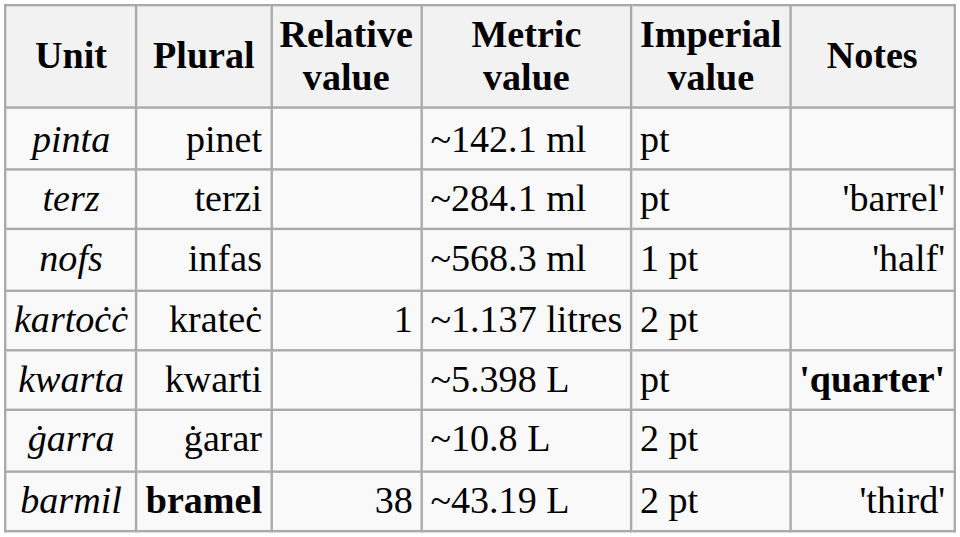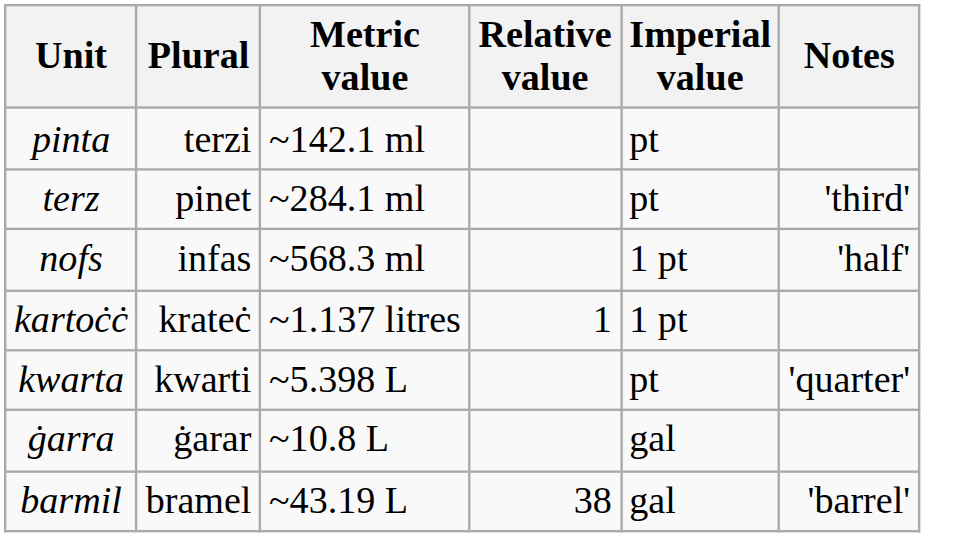columns swapped: (346, 56) <-> (526, 56)
(224, 137) pinet -> (218, 137) terzi
(228, 198) terzi -> (213, 198) pinet
(894, 198) 'barrel' -> (867, 198) 'third'
(669, 319) 2 pt -> (658, 319) 1 pt
(872, 379) bold -> (849, 379) normal
(669, 439) 2 pt -> (653, 439) gal
(204, 500) bold -> (199, 500) normal
(669, 500) 2 pt -> (653, 500) gal
(902, 500) 'third' -> (859, 500) 'barrel'
